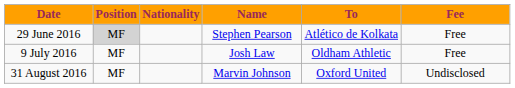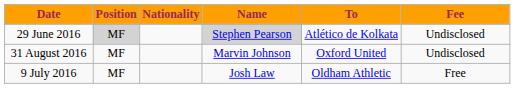(252, 34) no background -> (252, 34) lightgrey background
(455, 34) Free -> (455, 34) Undisclosed
rows swapped: (49, 54) <-> (49, 73)
